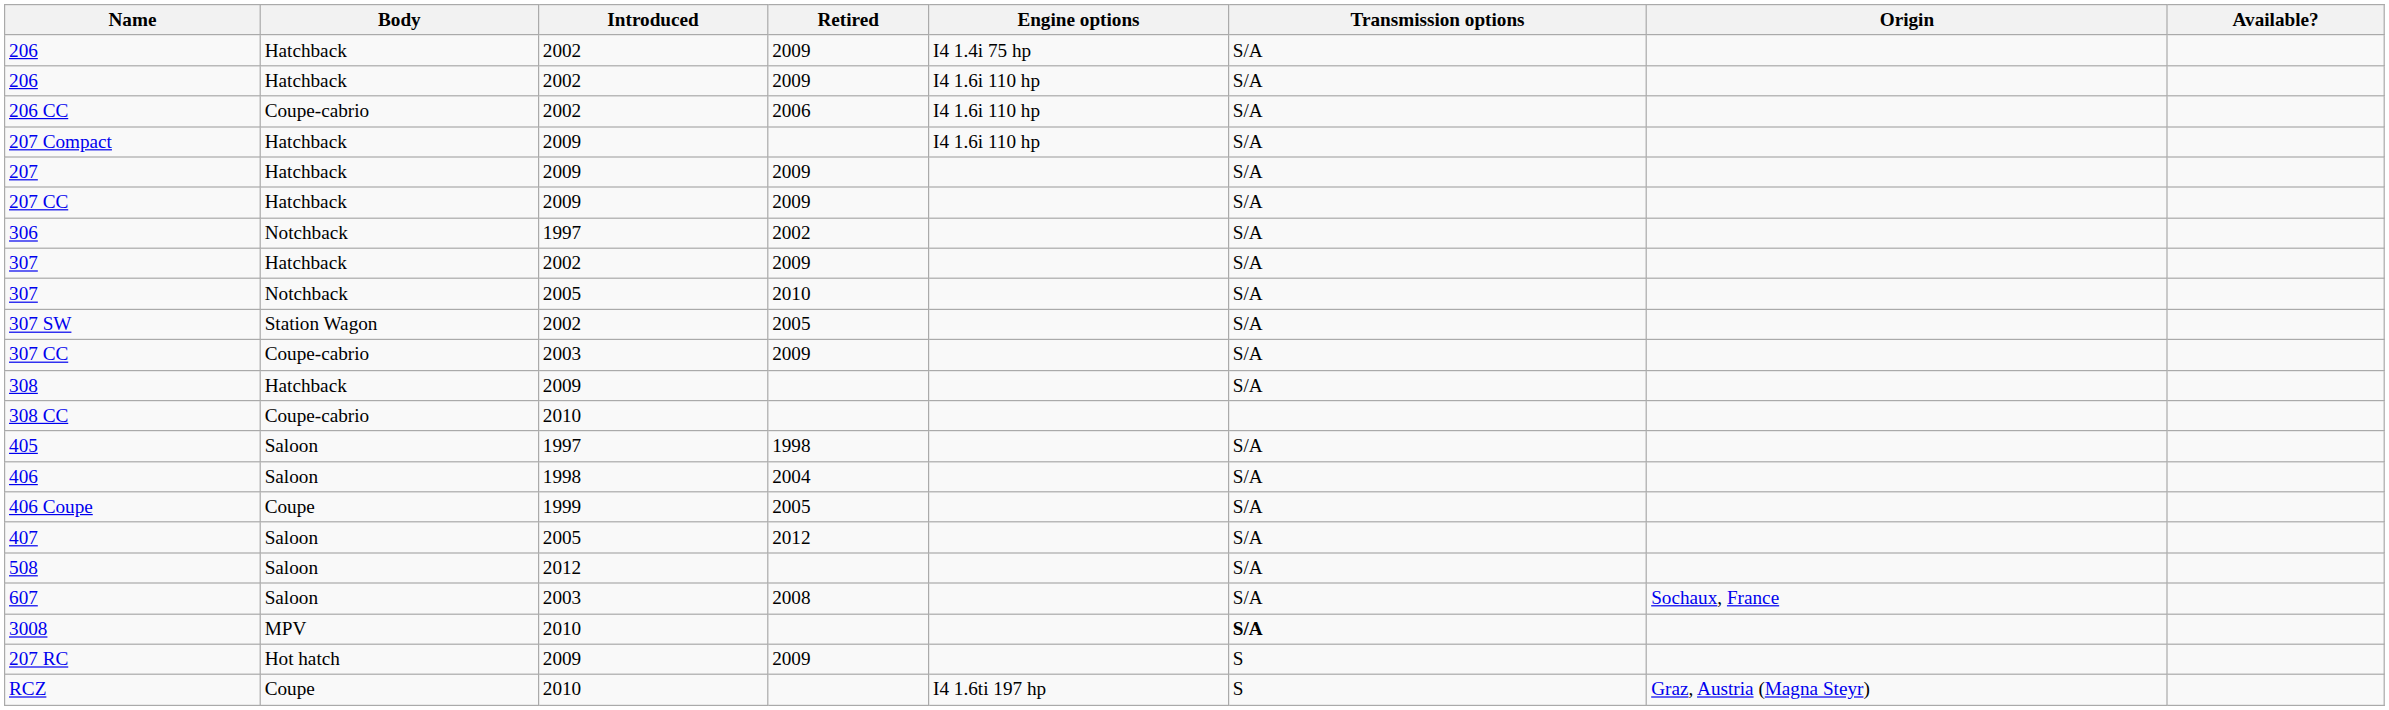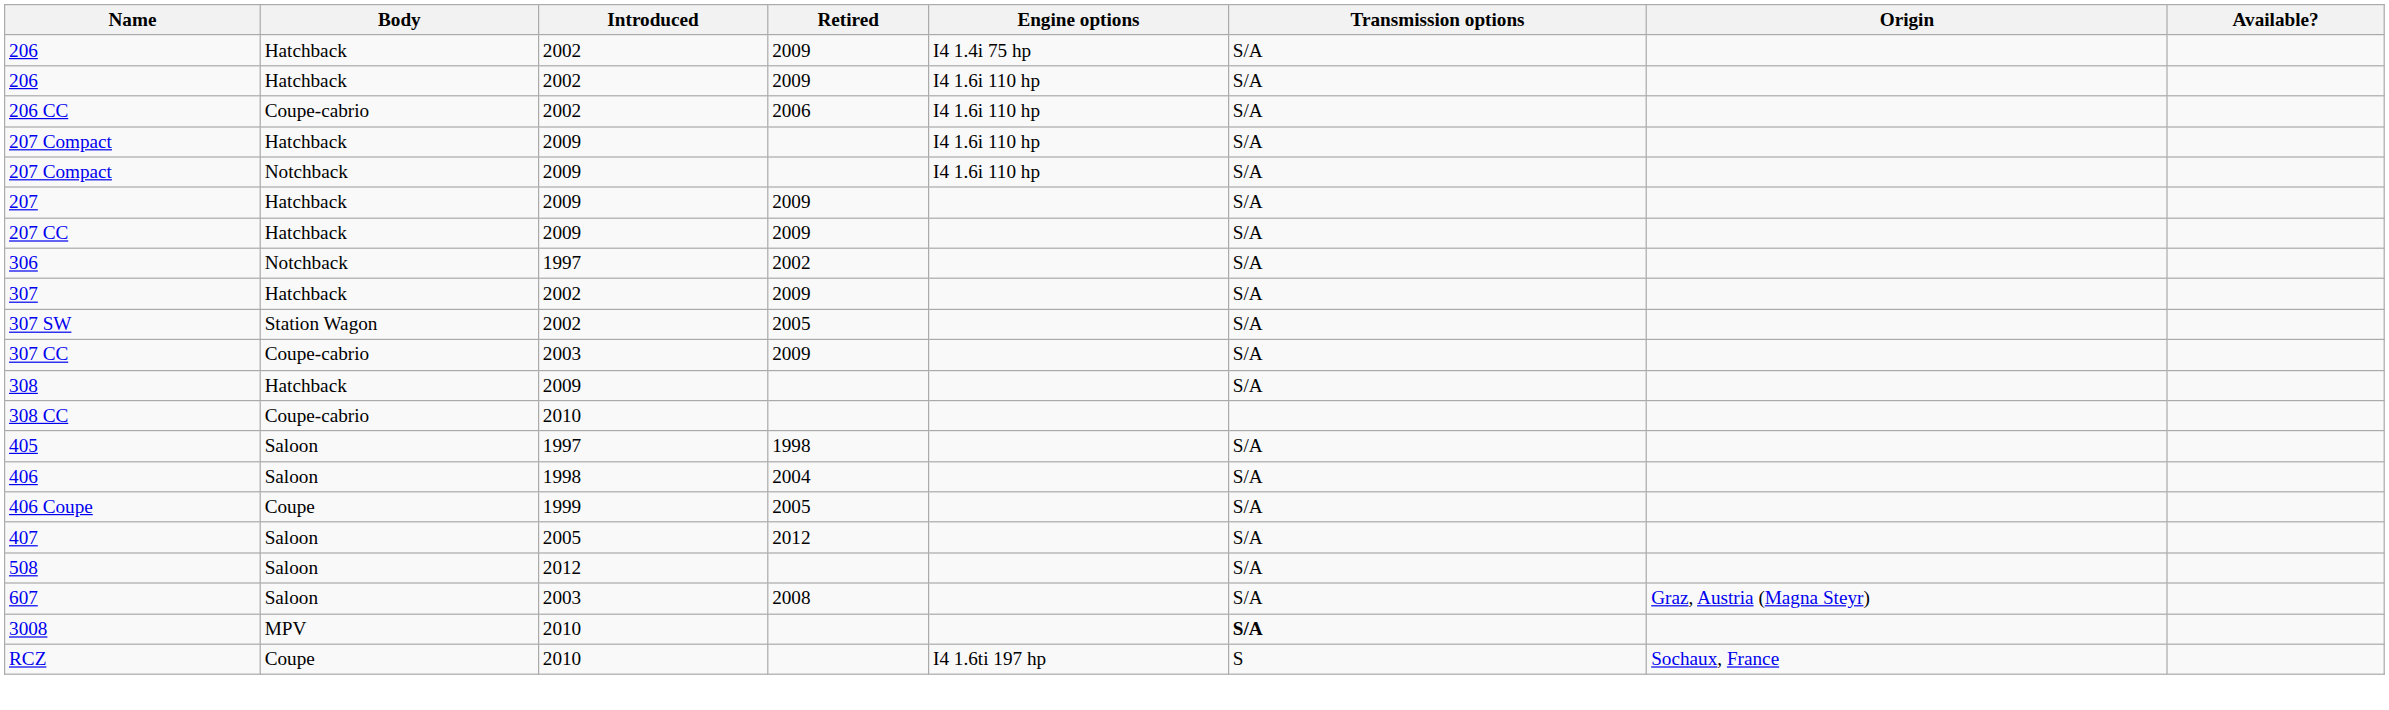+ row: (60, 171)
- row: (23, 293)
(1715, 598) Sochaux, France -> (1761, 598) Graz, Austria (Magna Steyr)
- row: (39, 659)
(1761, 689) Graz, Austria (Magna Steyr) -> (1715, 659) Sochaux, France
